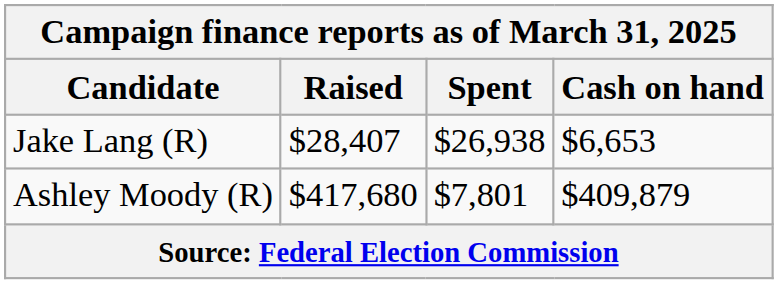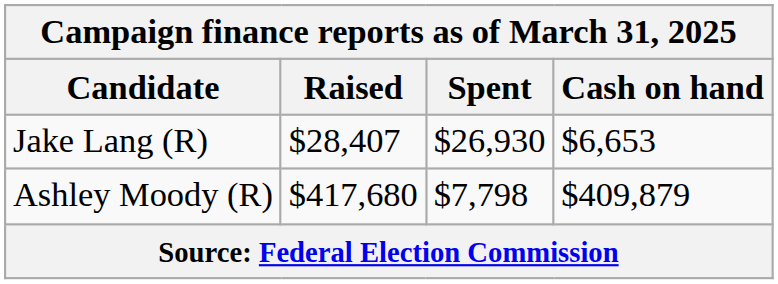(490, 140) $26,938 -> (490, 140) $26,930
(481, 195) $7,801 -> (481, 195) $7,798
